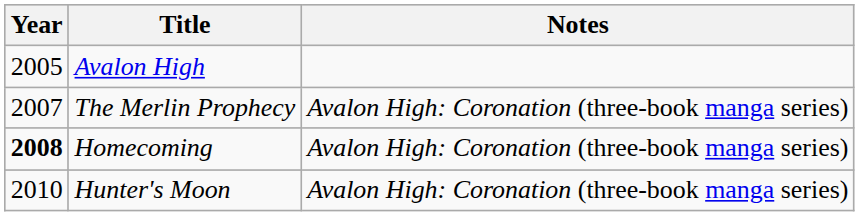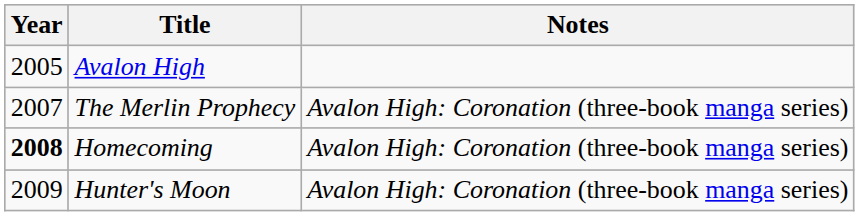(37, 189) 2010 -> (37, 189) 2009
